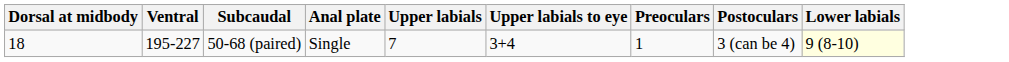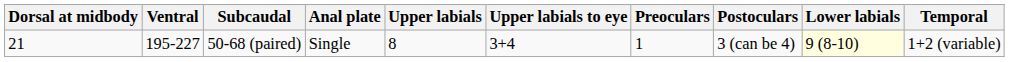+ column: (954, 17)
(16, 43) 18 -> (16, 43) 21
(392, 43) 7 -> (392, 43) 8
